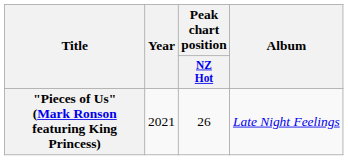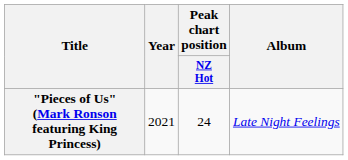(204, 121) 26 -> (204, 121) 24
